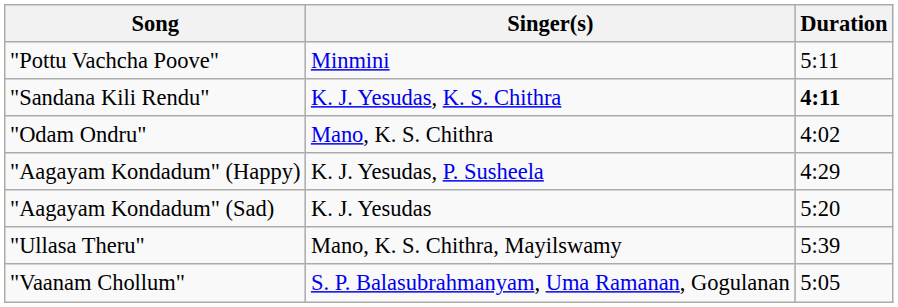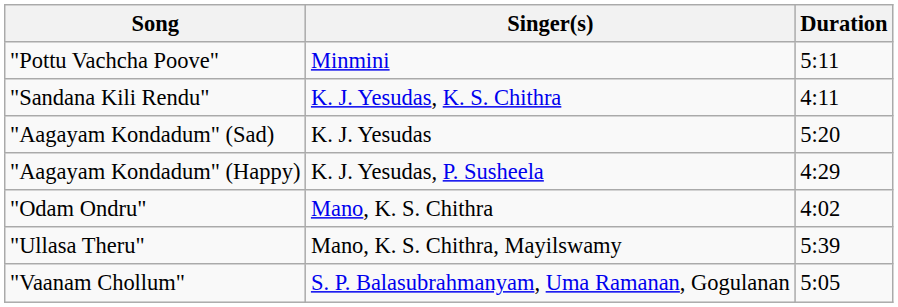(820, 97) bold -> (820, 97) normal
rows swapped: (78, 134) <-> (142, 208)
